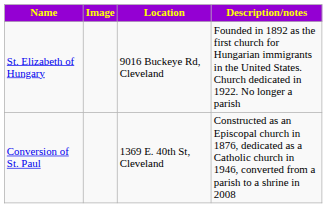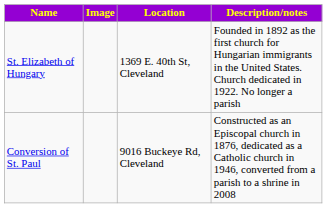(160, 67) 9016 Buckeye Rd, Cleveland -> (155, 67) 1369 E. 40th St, Cleveland
(155, 157) 1369 E. 40th St, Cleveland -> (160, 157) 9016 Buckeye Rd, Cleveland
